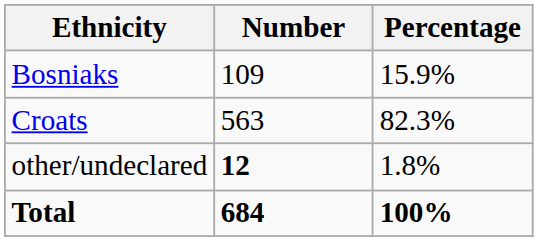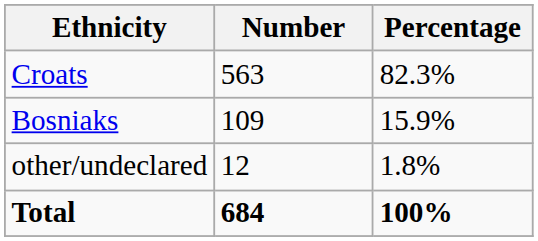rows swapped: (50, 119) <-> (65, 73)
(235, 166) bold -> (235, 166) normal
